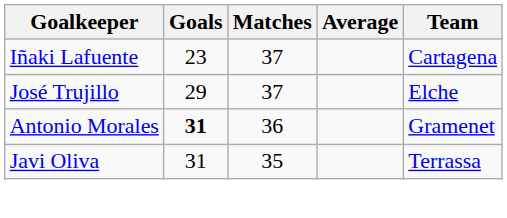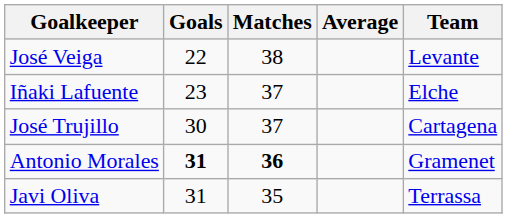+ row: (56, 56)
(453, 56) Cartagena -> (433, 91) Elche
(196, 91) 29 -> (196, 126) 30
(433, 91) Elche -> (453, 126) Cartagena
(272, 126) normal -> (272, 160) bold
